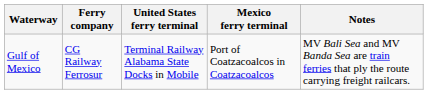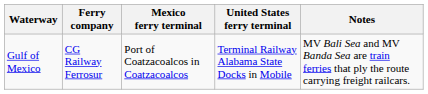columns swapped: (254, 19) <-> (165, 19)
